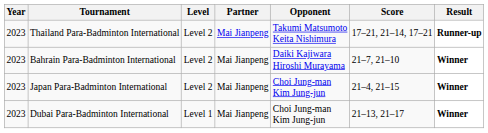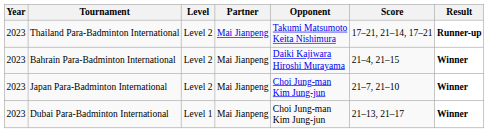(376, 60) 21–7, 21–10 -> (376, 60) 21–4, 21–15
(376, 87) 21–4, 21–15 -> (376, 87) 21–7, 21–10
